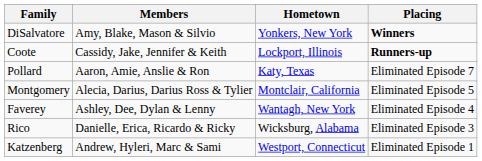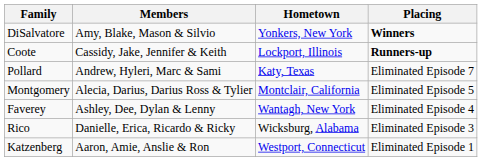(142, 71) Aaron, Amie, Anslie & Ron -> (148, 71) Andrew, Hyleri, Marc & Sami
(148, 147) Andrew, Hyleri, Marc & Sami -> (142, 147) Aaron, Amie, Anslie & Ron
